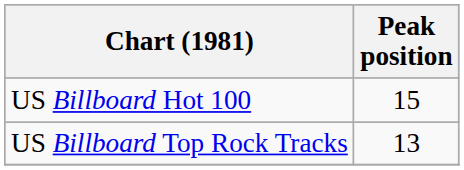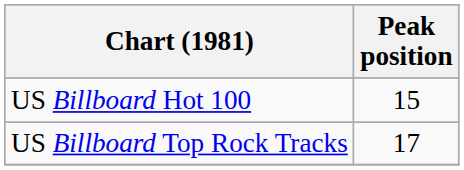(406, 142) 13 -> (406, 142) 17
